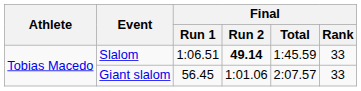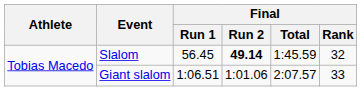(198, 55) 1:06.51 -> (198, 55) 56.45
(338, 55) 33 -> (338, 55) 32
(198, 75) 56.45 -> (198, 75) 1:06.51
